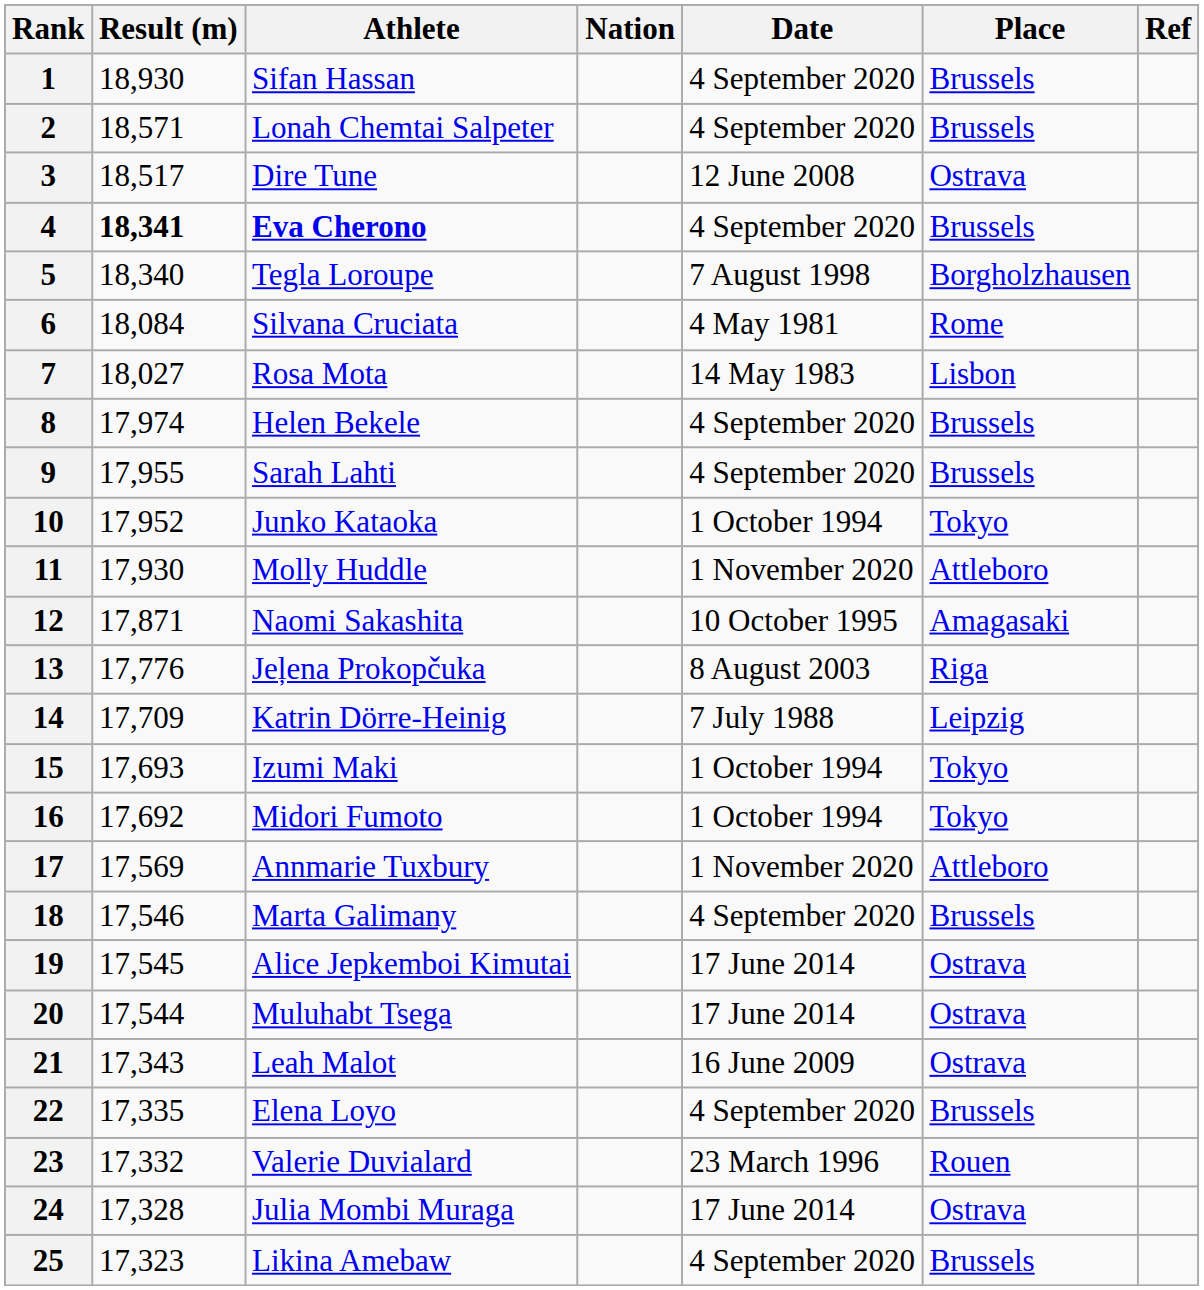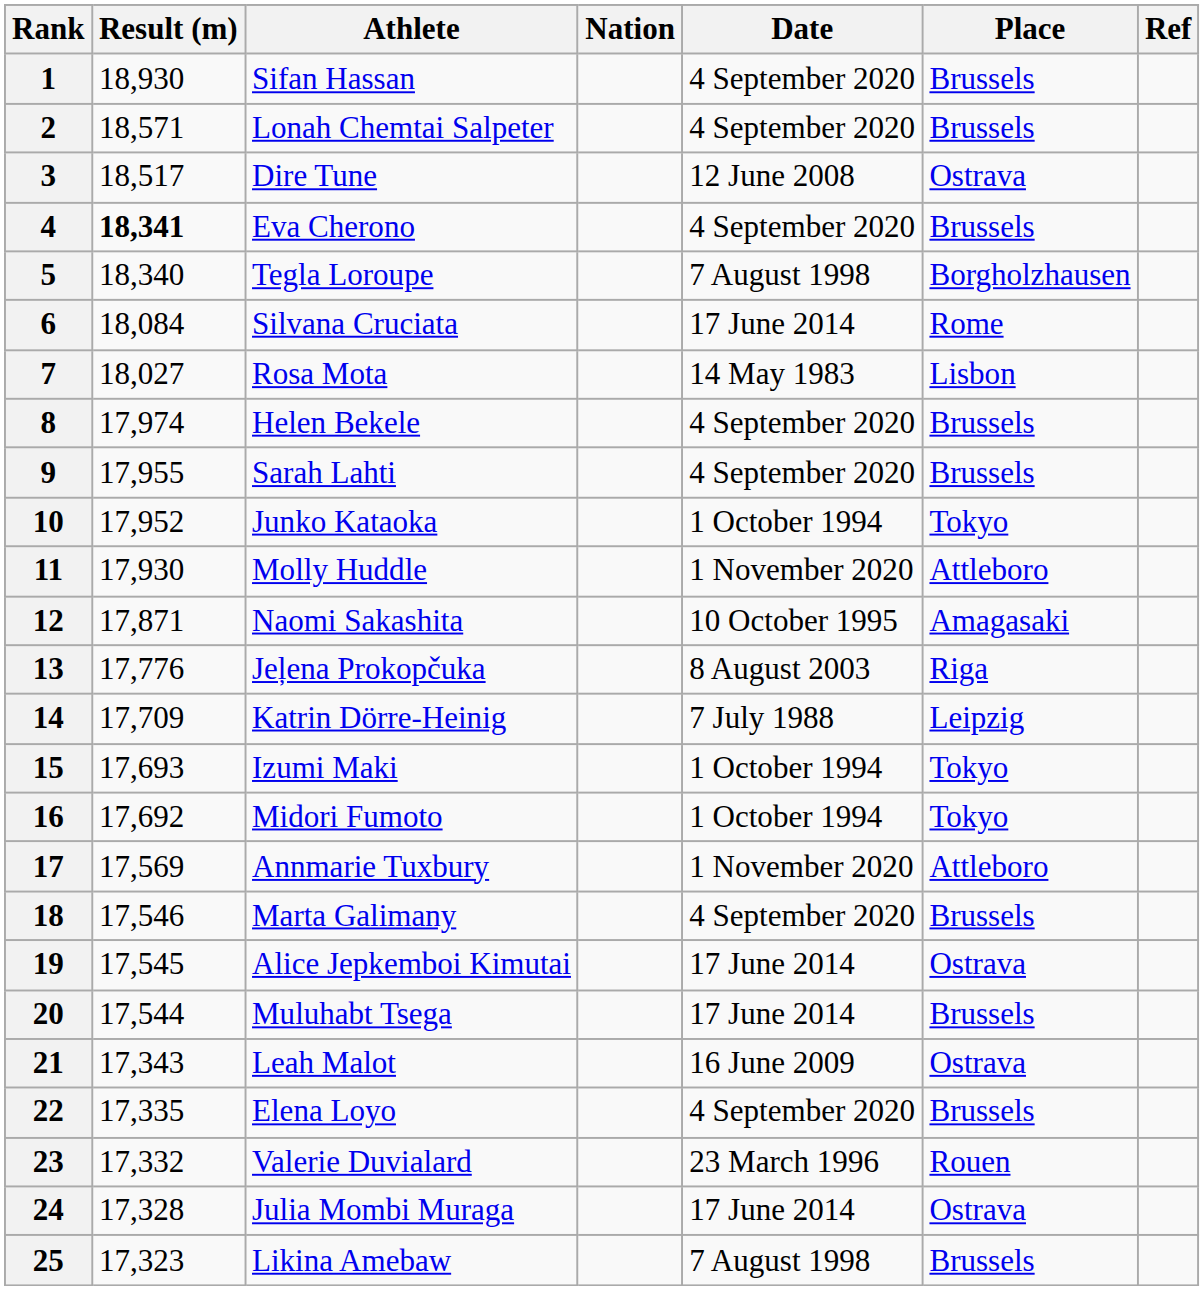(339, 226) bold -> (333, 226) normal
(764, 324) 4 May 1981 -> (772, 324) 17 June 2014
(978, 1013) Ostrava -> (982, 1013) Brussels
(802, 1259) 4 September 2020 -> (780, 1259) 7 August 1998
